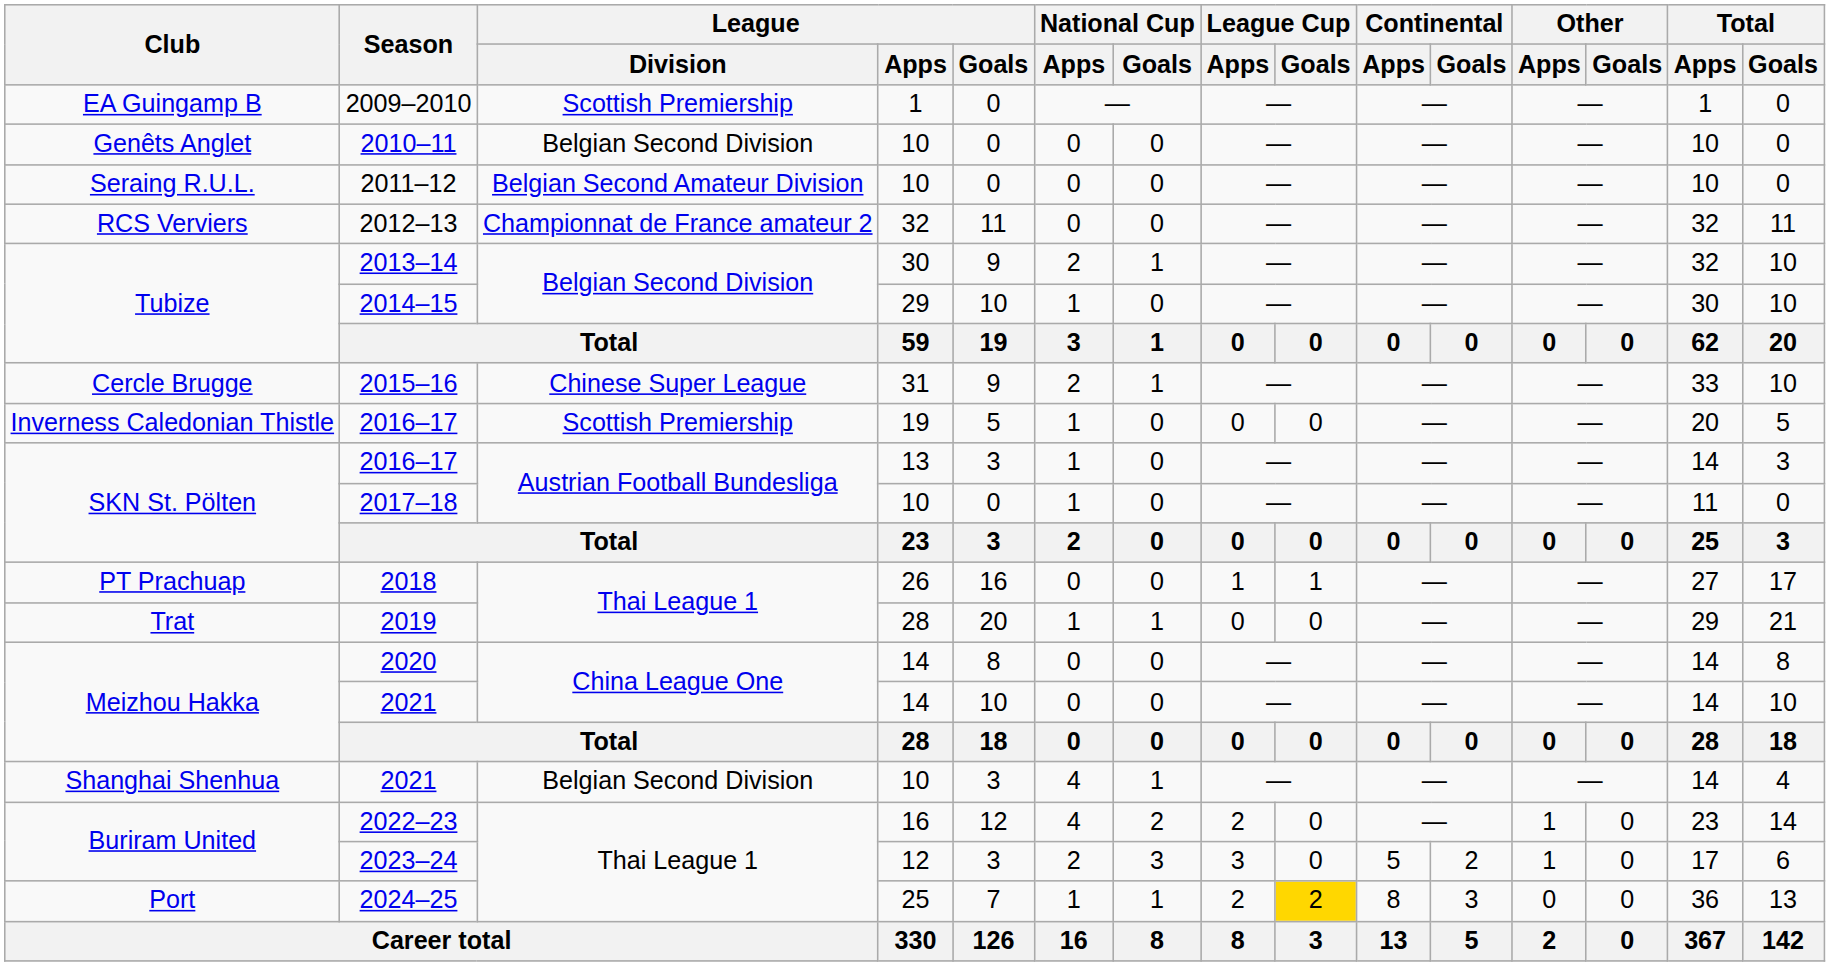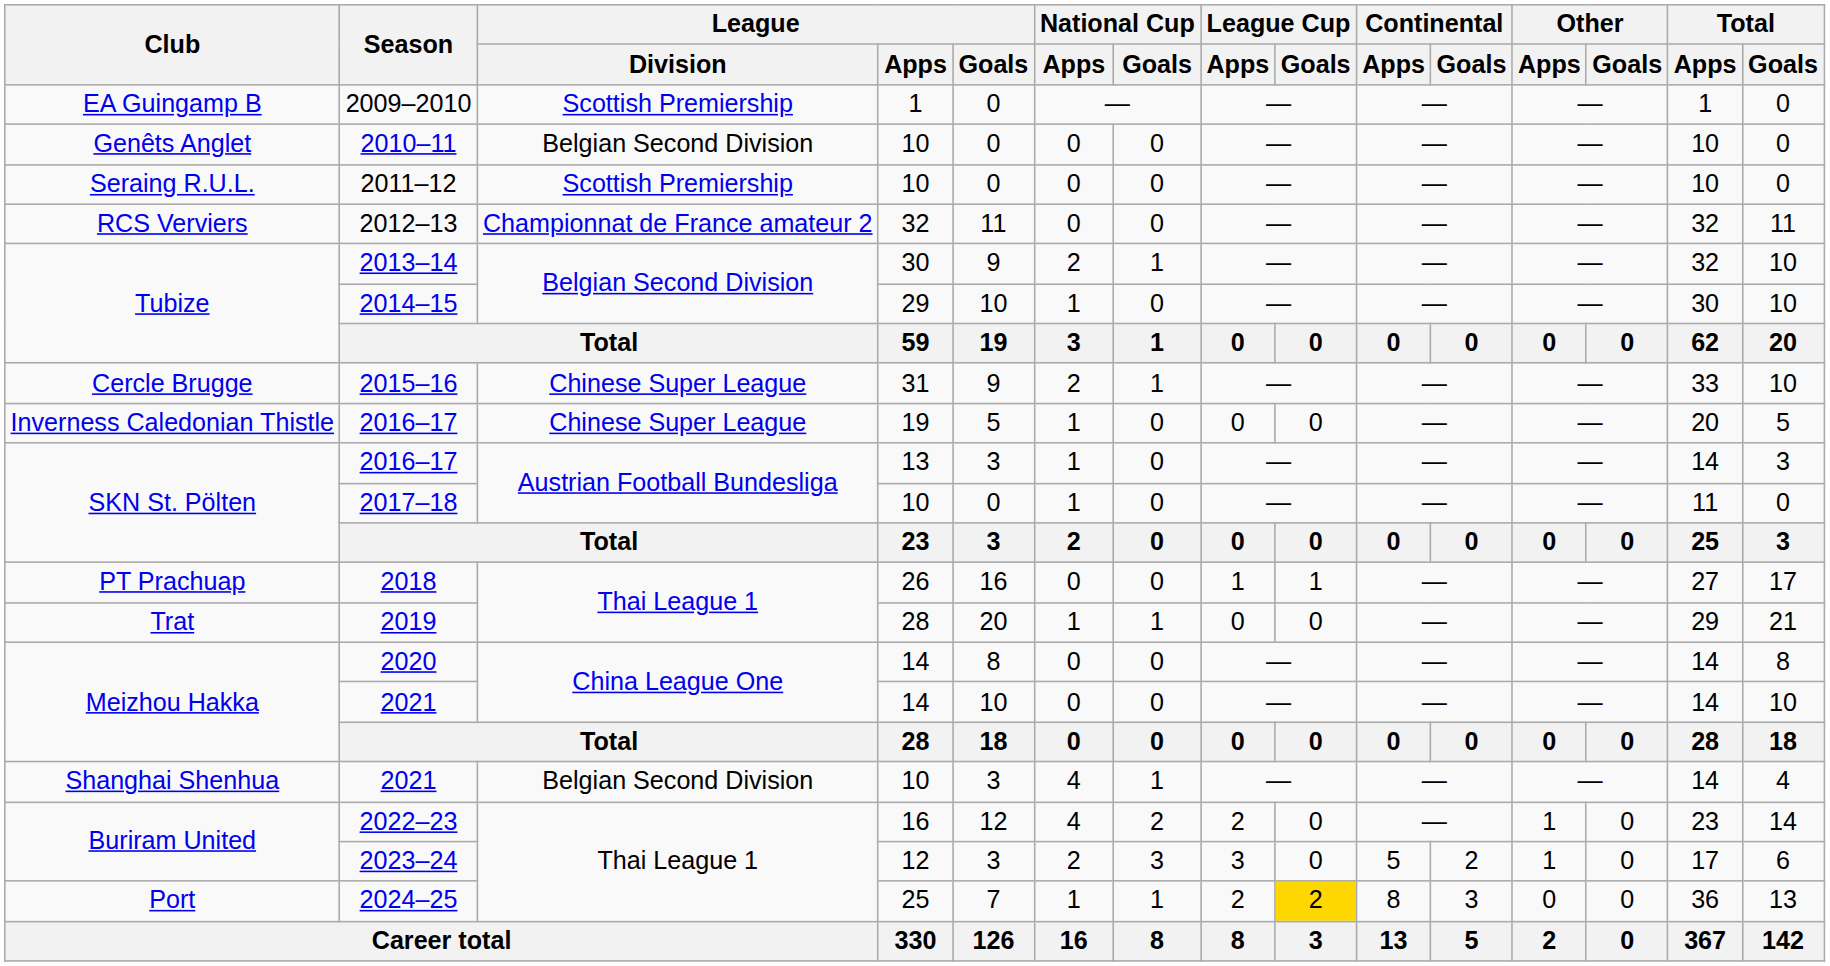(678, 183) Belgian Second Amateur Division -> (678, 183) Scottish Premiership
(678, 422) Scottish Premiership -> (678, 422) Chinese Super League
